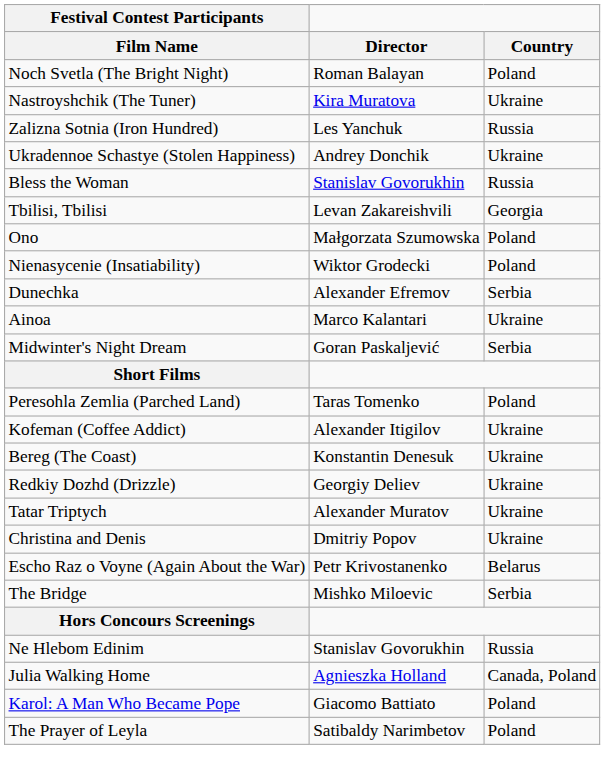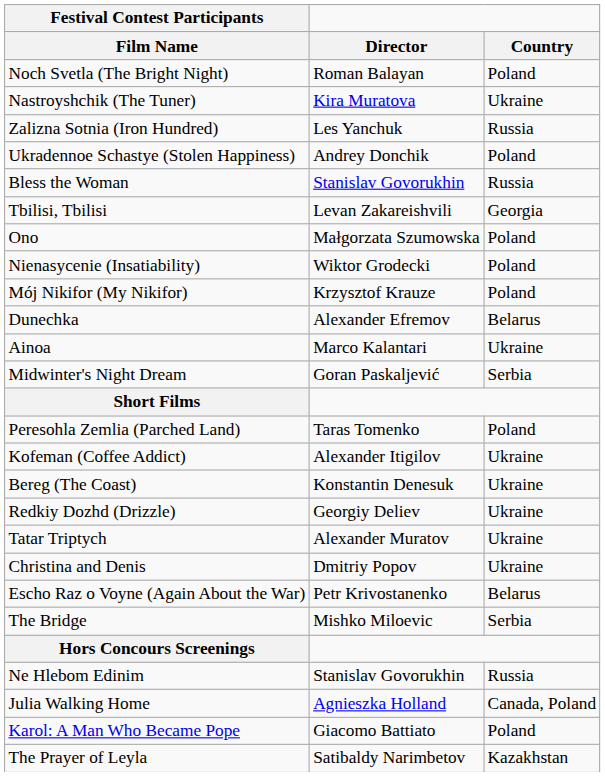(515, 155) Ukraine -> (512, 155) Poland
+ row: (98, 292)
(510, 292) Serbia -> (514, 319) Belarus
(512, 730) Poland -> (528, 758) Kazakhstan
